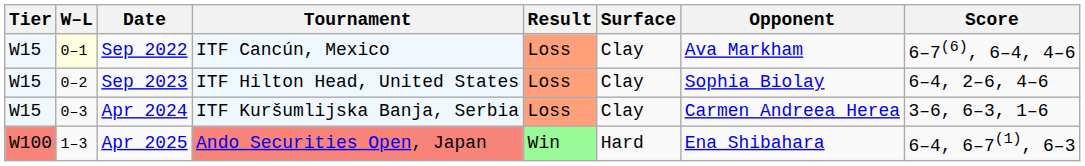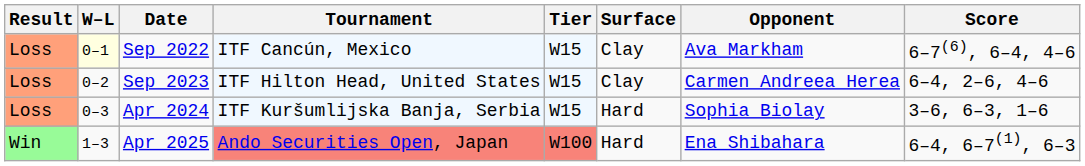columns swapped: (560, 19) <-> (31, 19)
(755, 82) Sophia Biolay -> (792, 82) Carmen Andreea Herea
(622, 112) Clay -> (622, 112) Hard
(792, 112) Carmen Andreea Herea -> (755, 112) Sophia Biolay
